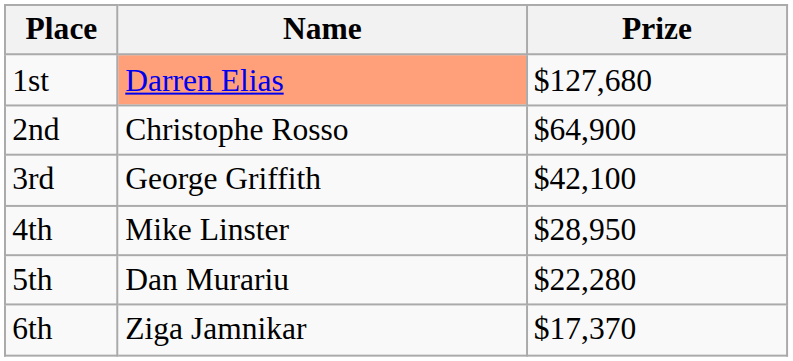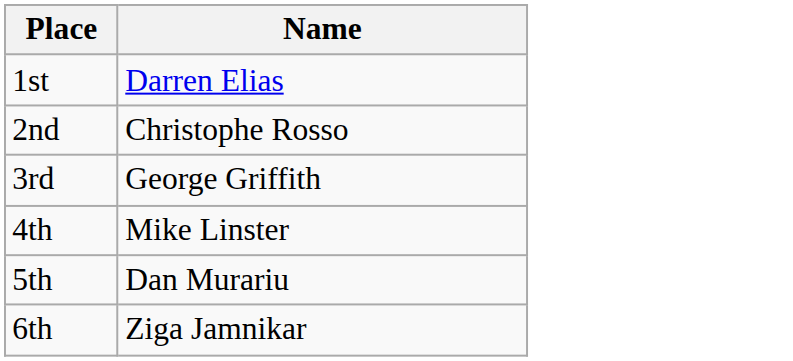- column: (657, 29)
(204, 79) lightsalmon background -> (204, 79) no background
